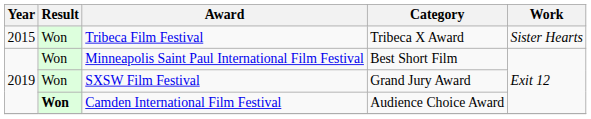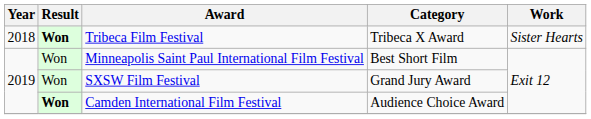(21, 37) 2015 -> (21, 37) 2018
(54, 37) normal -> (55, 37) bold
